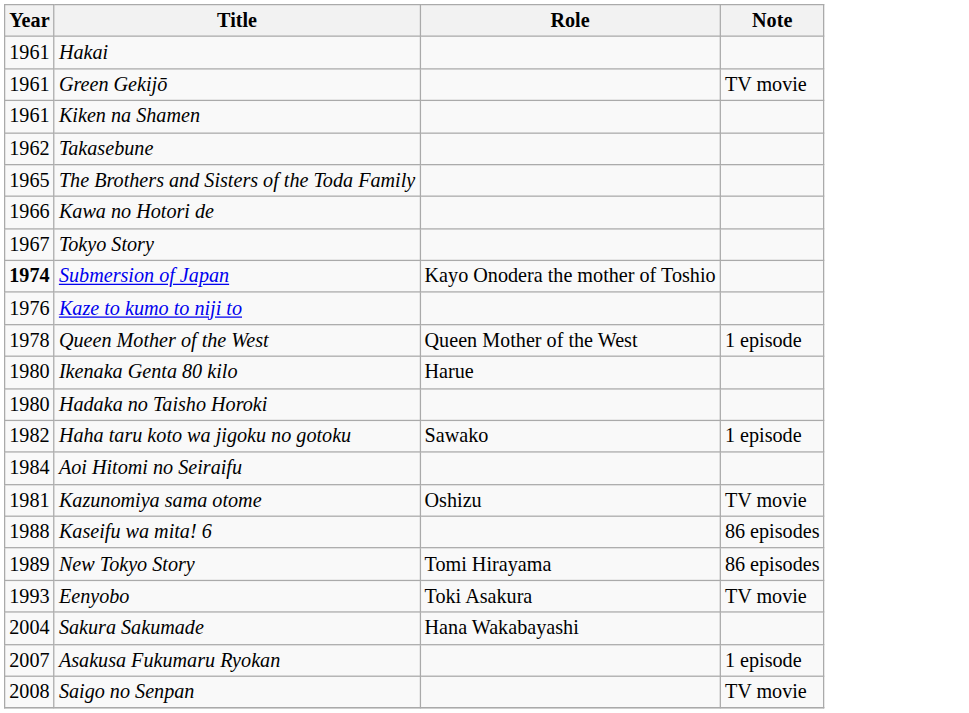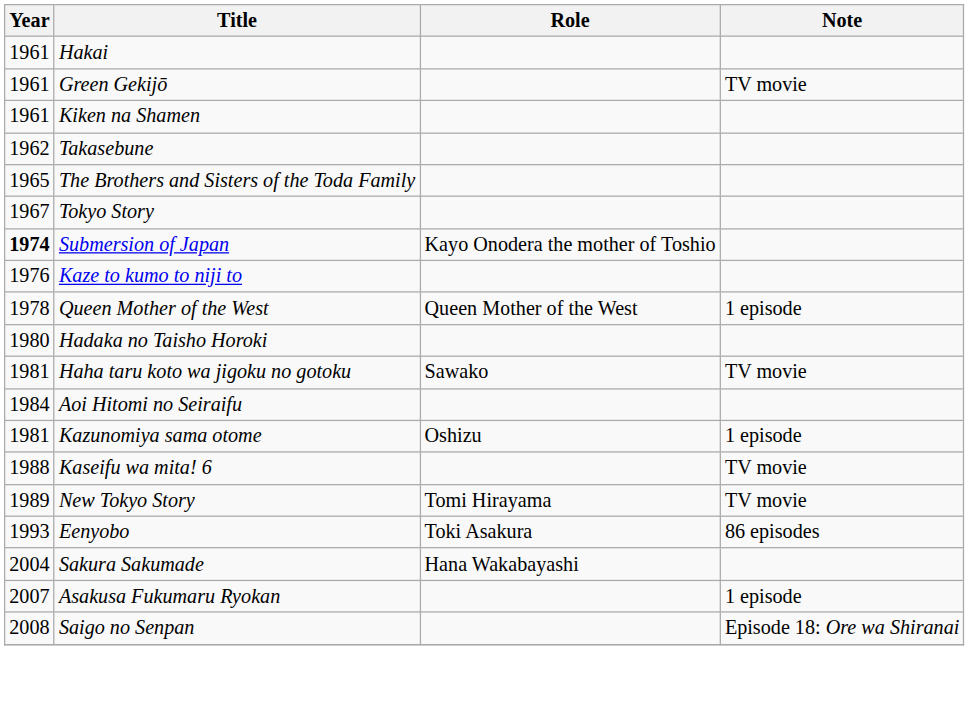- row: (136, 212)
- row: (148, 372)
(29, 436) 1982 -> (29, 372) 1981
(763, 436) 1 episode -> (766, 372) TV movie
(766, 500) TV movie -> (763, 436) 1 episode
(772, 532) 86 episodes -> (766, 468) TV movie
(772, 564) 86 episodes -> (766, 500) TV movie
(766, 595) TV movie -> (772, 532) 86 episodes
(766, 691) TV movie -> (842, 627) Episode 18: Ore wa Shiranai
